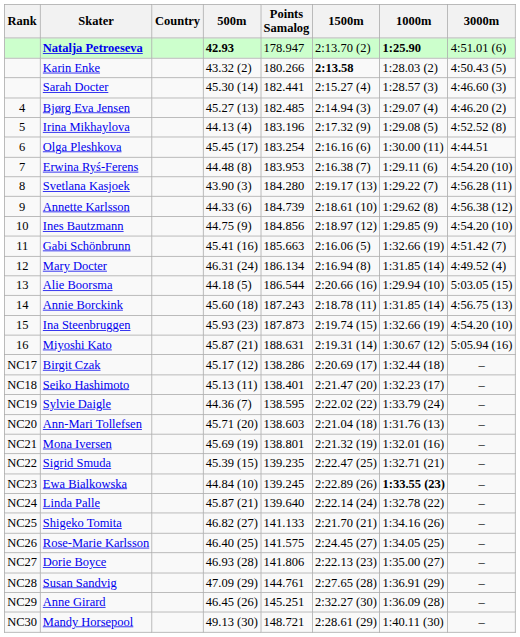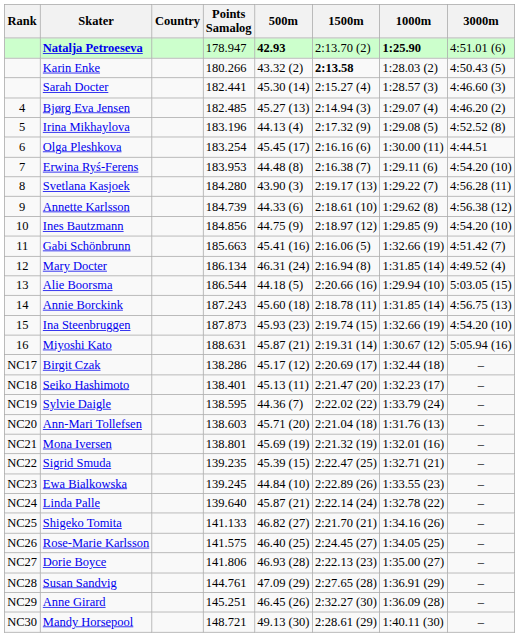columns swapped: (286, 21) <-> (232, 21)
(414, 483) bold -> (413, 483) normal
